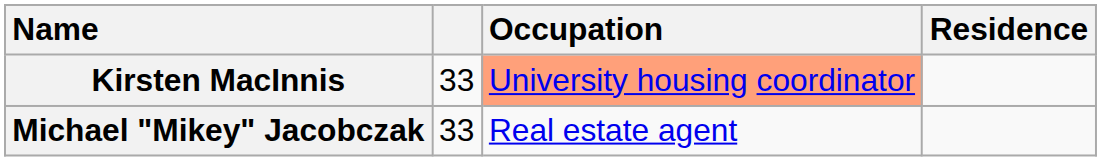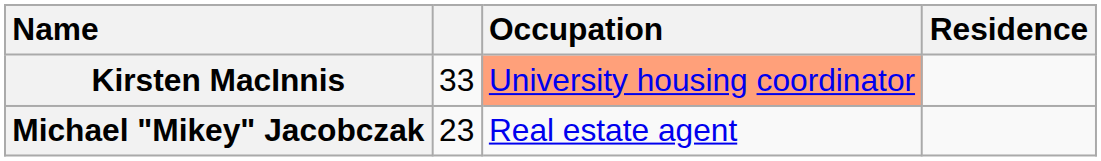(457, 130) 33 -> (457, 130) 23
